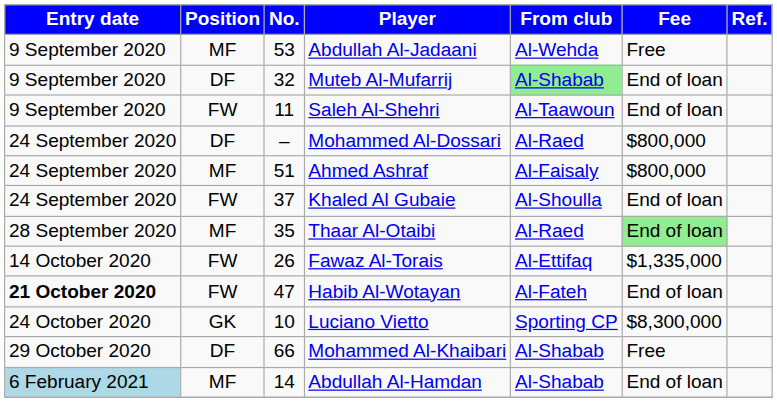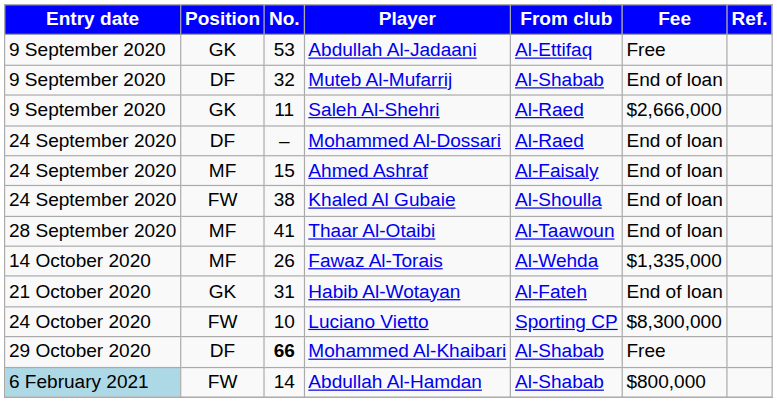(223, 49) MF -> (223, 49) GK
(557, 49) Al-Wehda -> (554, 49) Al-Ettifaq
(559, 79) lightgreen background -> (559, 79) no background
(223, 110) FW -> (223, 110) GK
(565, 110) Al-Taawoun -> (549, 110) Al-Raed
(675, 110) End of loan -> (674, 110) $2,666,000
(666, 140) $800,000 -> (675, 140) End of loan
(284, 170) 51 -> (284, 170) 15
(666, 170) $800,000 -> (675, 170) End of loan
(284, 200) 37 -> (284, 200) 38
(284, 230) 35 -> (284, 230) 41
(549, 230) Al-Raed -> (565, 230) Al-Taawoun
(675, 230) lightgreen background -> (675, 230) no background
(223, 261) FW -> (223, 261) MF
(554, 261) Al-Ettifaq -> (557, 261) Al-Wehda
(83, 291) bold -> (80, 291) normal
(223, 291) FW -> (223, 291) GK
(284, 291) 47 -> (284, 291) 31
(223, 321) GK -> (223, 321) FW
(284, 351) normal -> (284, 351) bold
(223, 381) MF -> (223, 381) FW
(675, 381) End of loan -> (666, 381) $800,000
